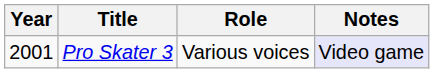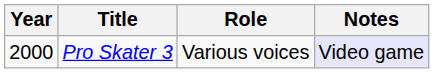(31, 51) 2001 -> (31, 51) 2000
